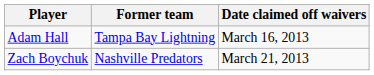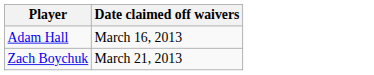- column: (155, 15)
